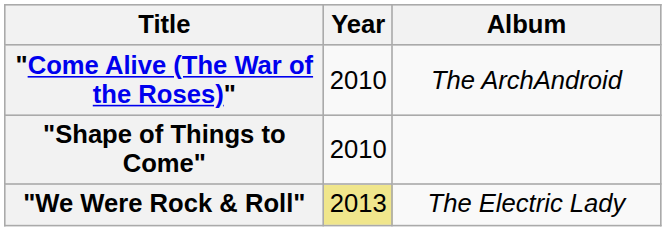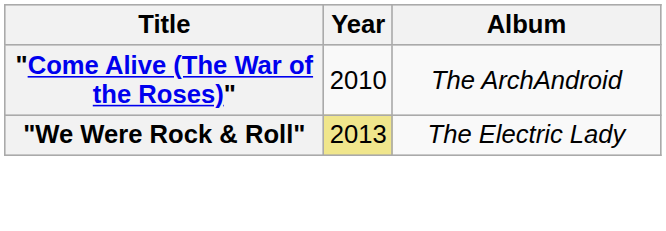- row: (164, 149)
